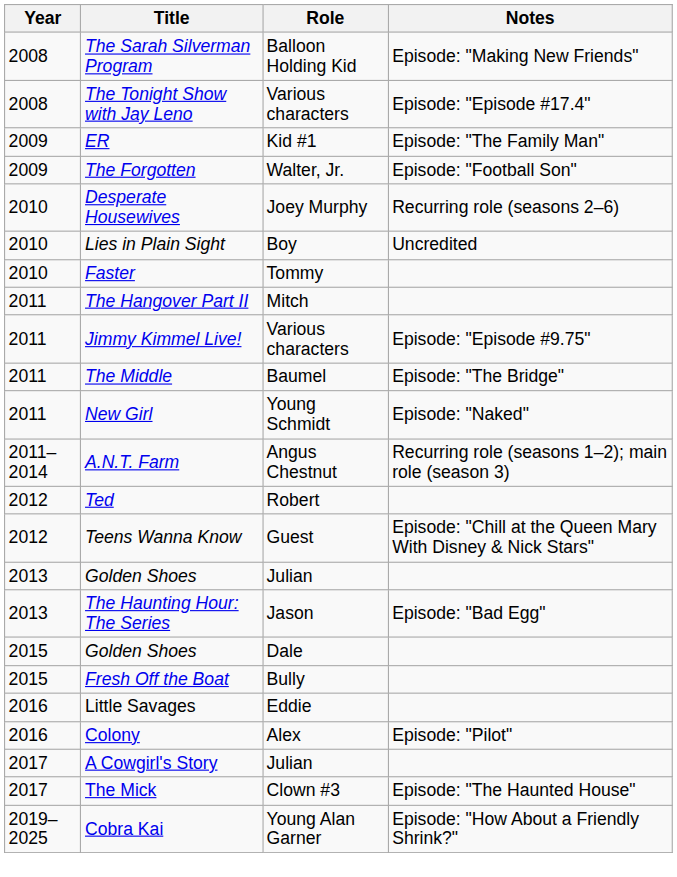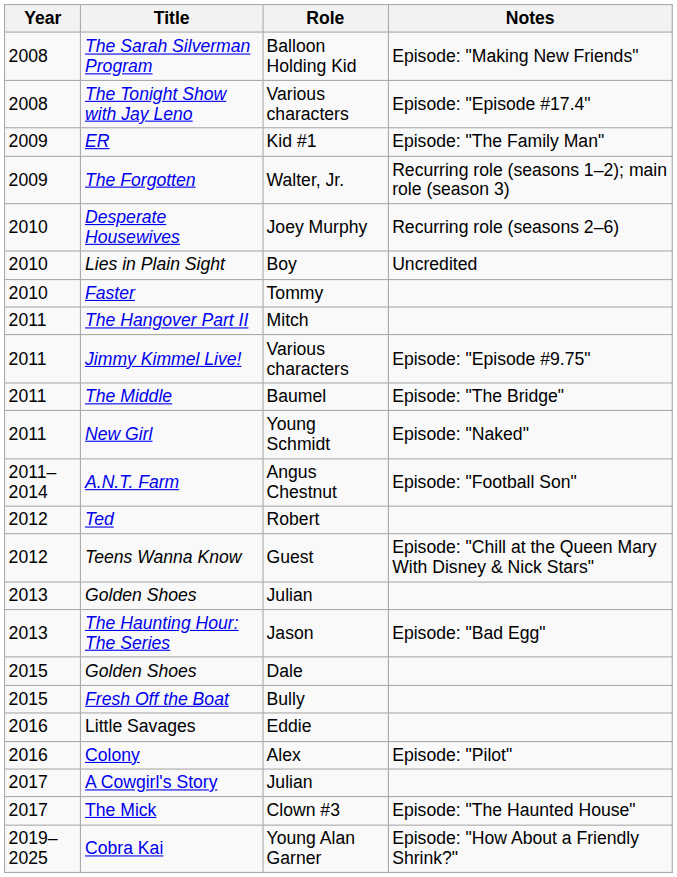(484, 169) Episode: "Football Son" -> (530, 179) Recurring role (seasons 1–2); main role (season 3)
(530, 462) Recurring role (seasons 1–2); main role (season 3) -> (484, 482) Episode: "Football Son"
